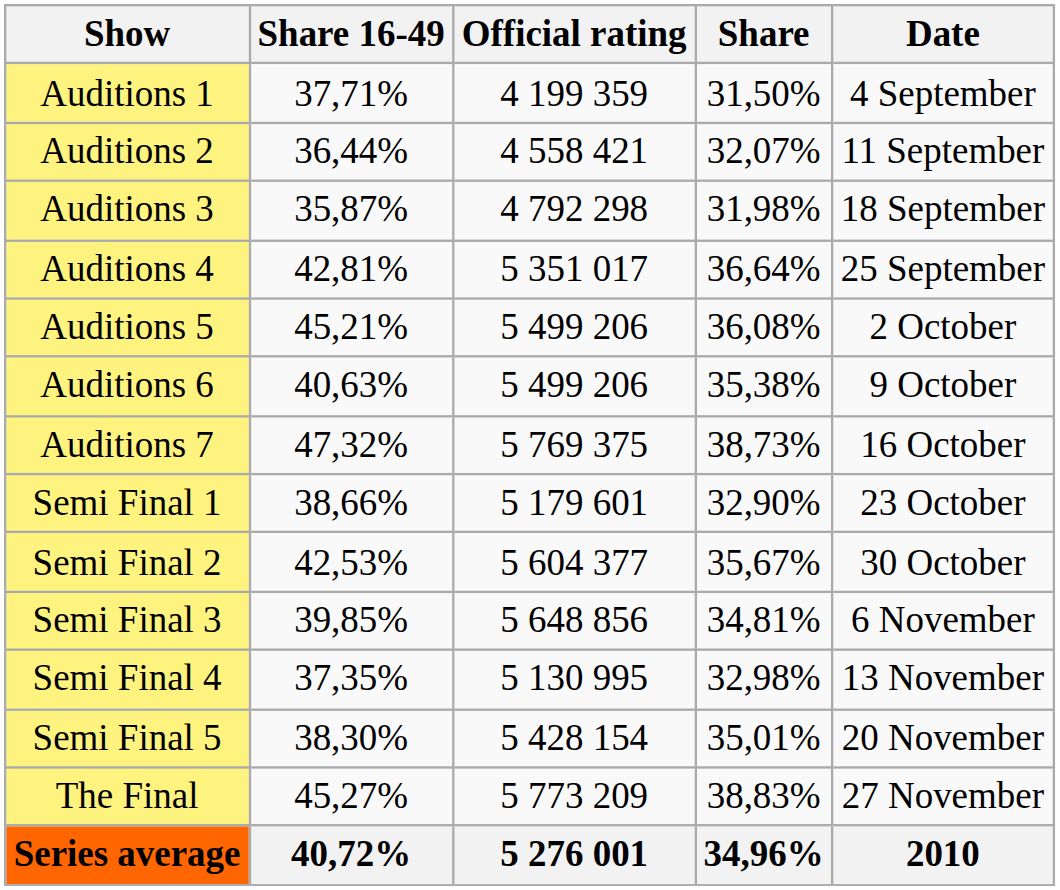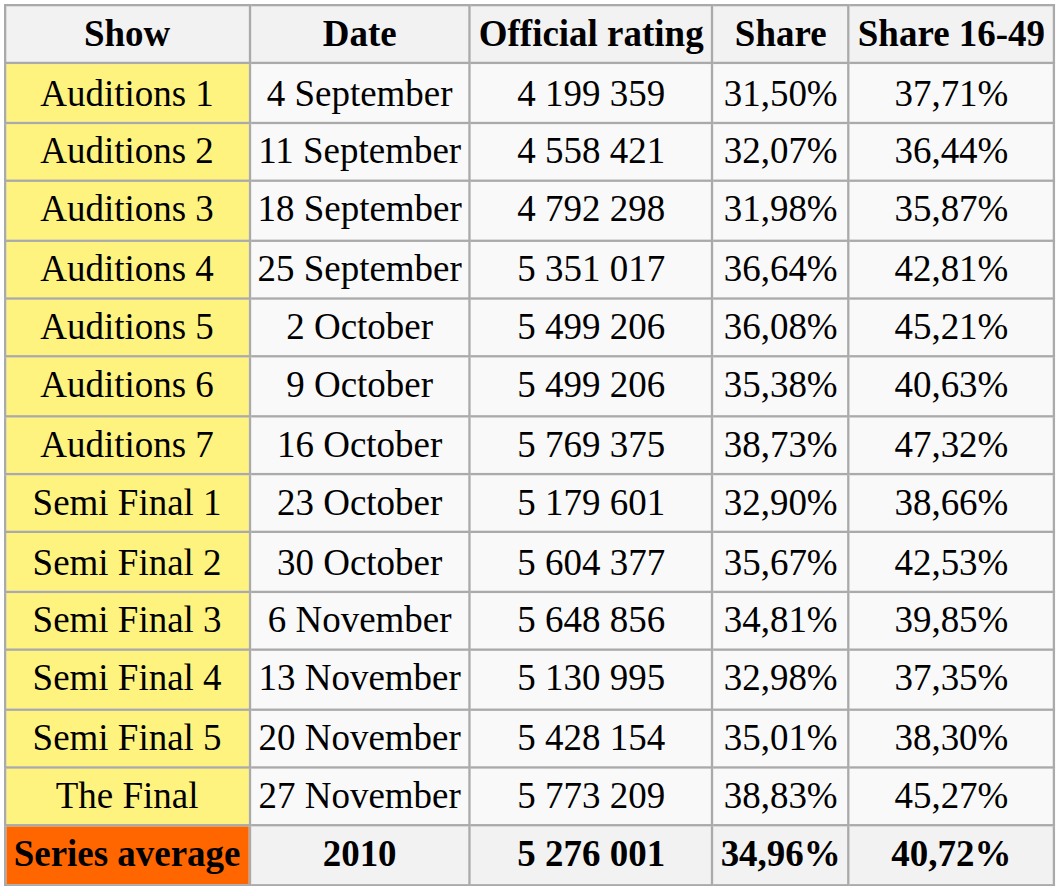columns swapped: (943, 33) <-> (351, 33)
